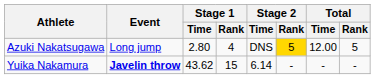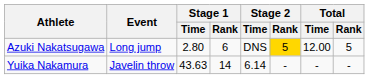(231, 48) 4 -> (225, 48) 6
(145, 65) bold -> (142, 65) normal
(199, 65) 43.62 -> (193, 65) 43.63
(231, 65) 15 -> (225, 65) 14
